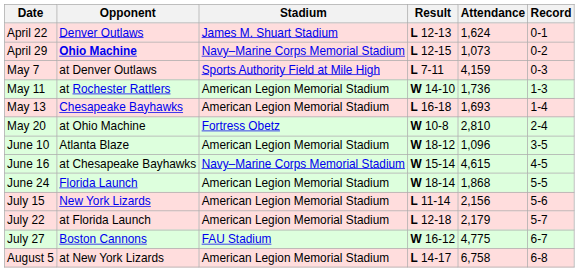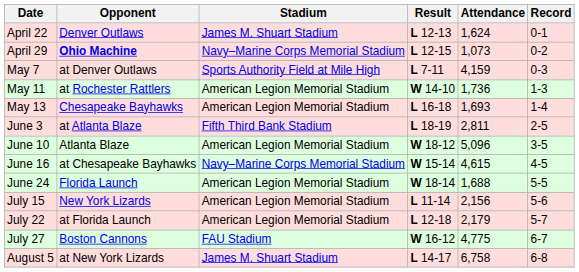- row: (27, 126)
+ row: (25, 126)
(475, 145) 1,096 -> (475, 145) 5,096
(475, 182) 1,868 -> (475, 182) 1,688
(295, 257) American Legion Memorial Stadium -> (270, 257) James M. Shuart Stadium
